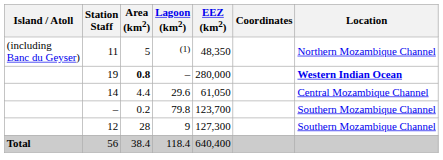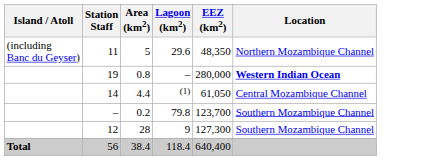- column: (264, 20)
(185, 49) (1) -> (181, 51) 29.6
(143, 75) bold -> (143, 75) normal
(181, 92) 29.6 -> (185, 91) (1)
